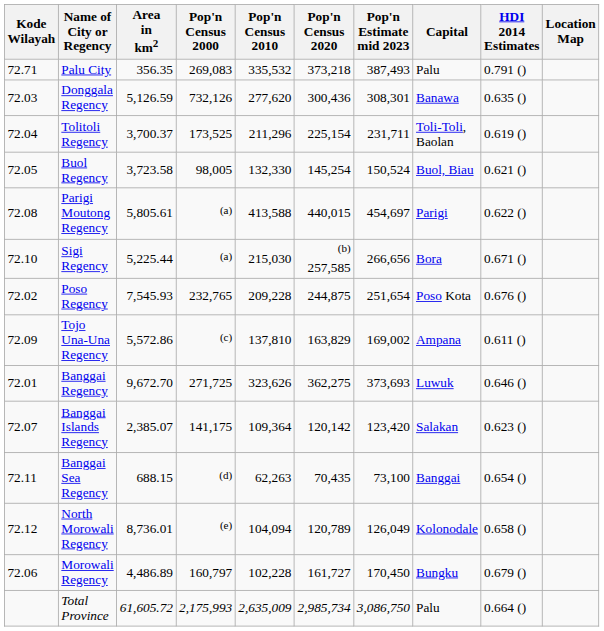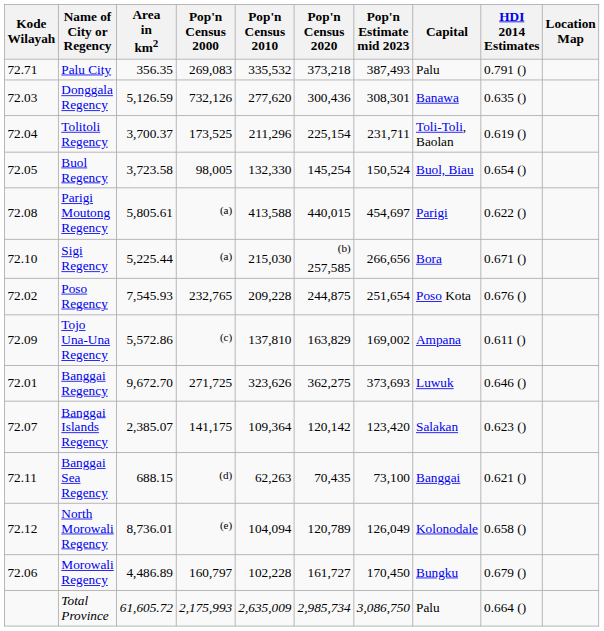(505, 170) 0.621 () -> (505, 170) 0.654 ()
(505, 477) 0.654 () -> (505, 477) 0.621 ()
